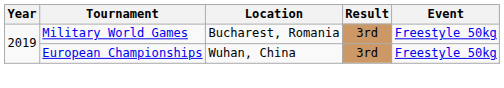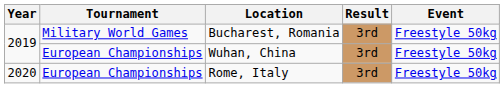+ row: (248, 73)
